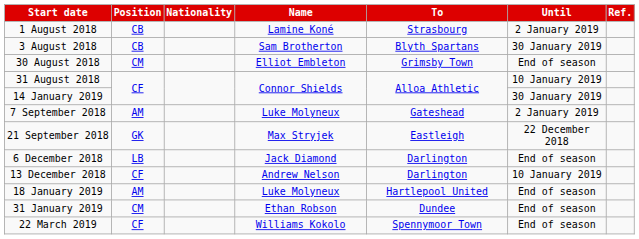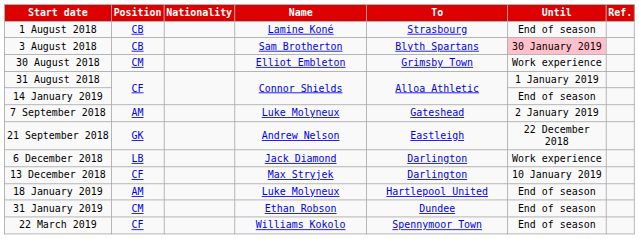(557, 29) 2 January 2019 -> (557, 29) End of season
(557, 46) no background -> (557, 46) pink background
(557, 63) End of season -> (557, 63) Work experience
(557, 79) 10 January 2019 -> (557, 79) 1 January 2019
(557, 96) 30 January 2019 -> (557, 96) End of season
(301, 135) Max Stryjek -> (301, 135) Andrew Nelson
(557, 158) End of season -> (557, 158) Work experience
(301, 175) Andrew Nelson -> (301, 175) Max Stryjek
